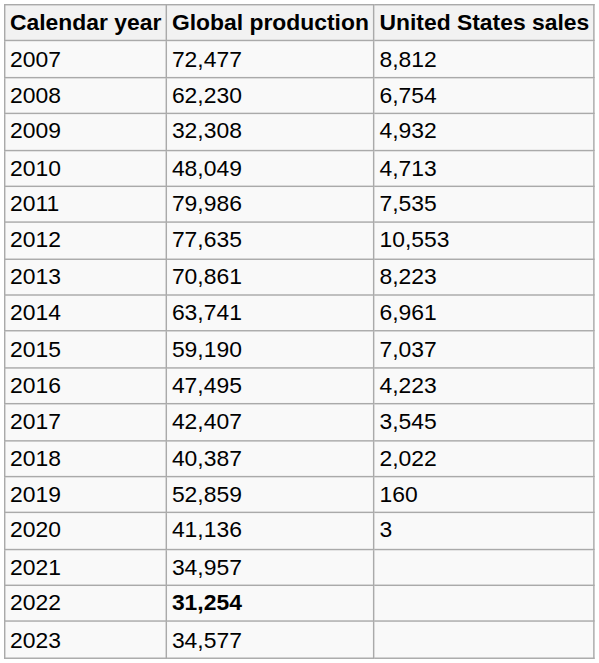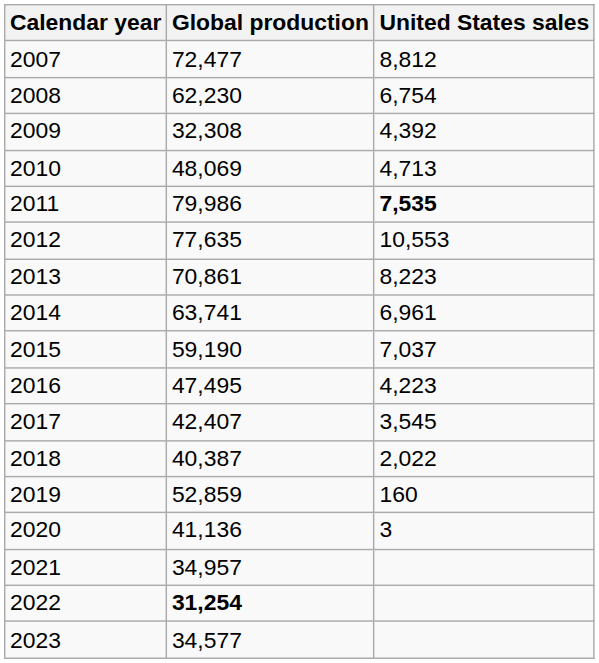(408, 131) 4,932 -> (408, 131) 4,392
(207, 167) 48,049 -> (207, 167) 48,069
(408, 204) normal -> (408, 204) bold
